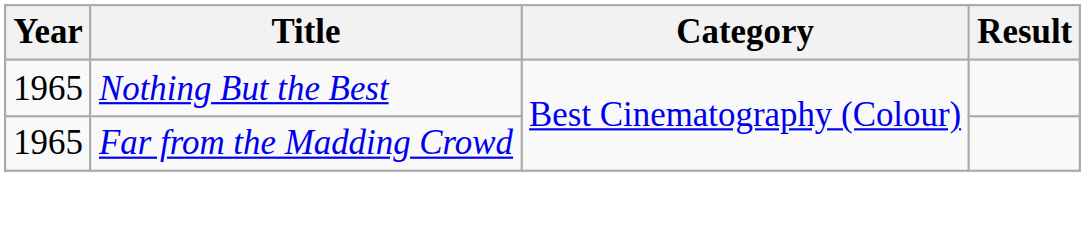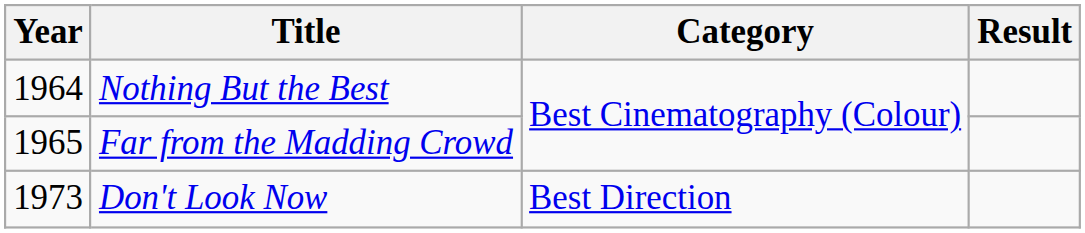(48, 87) 1965 -> (48, 87) 1964
+ row: (213, 198)
